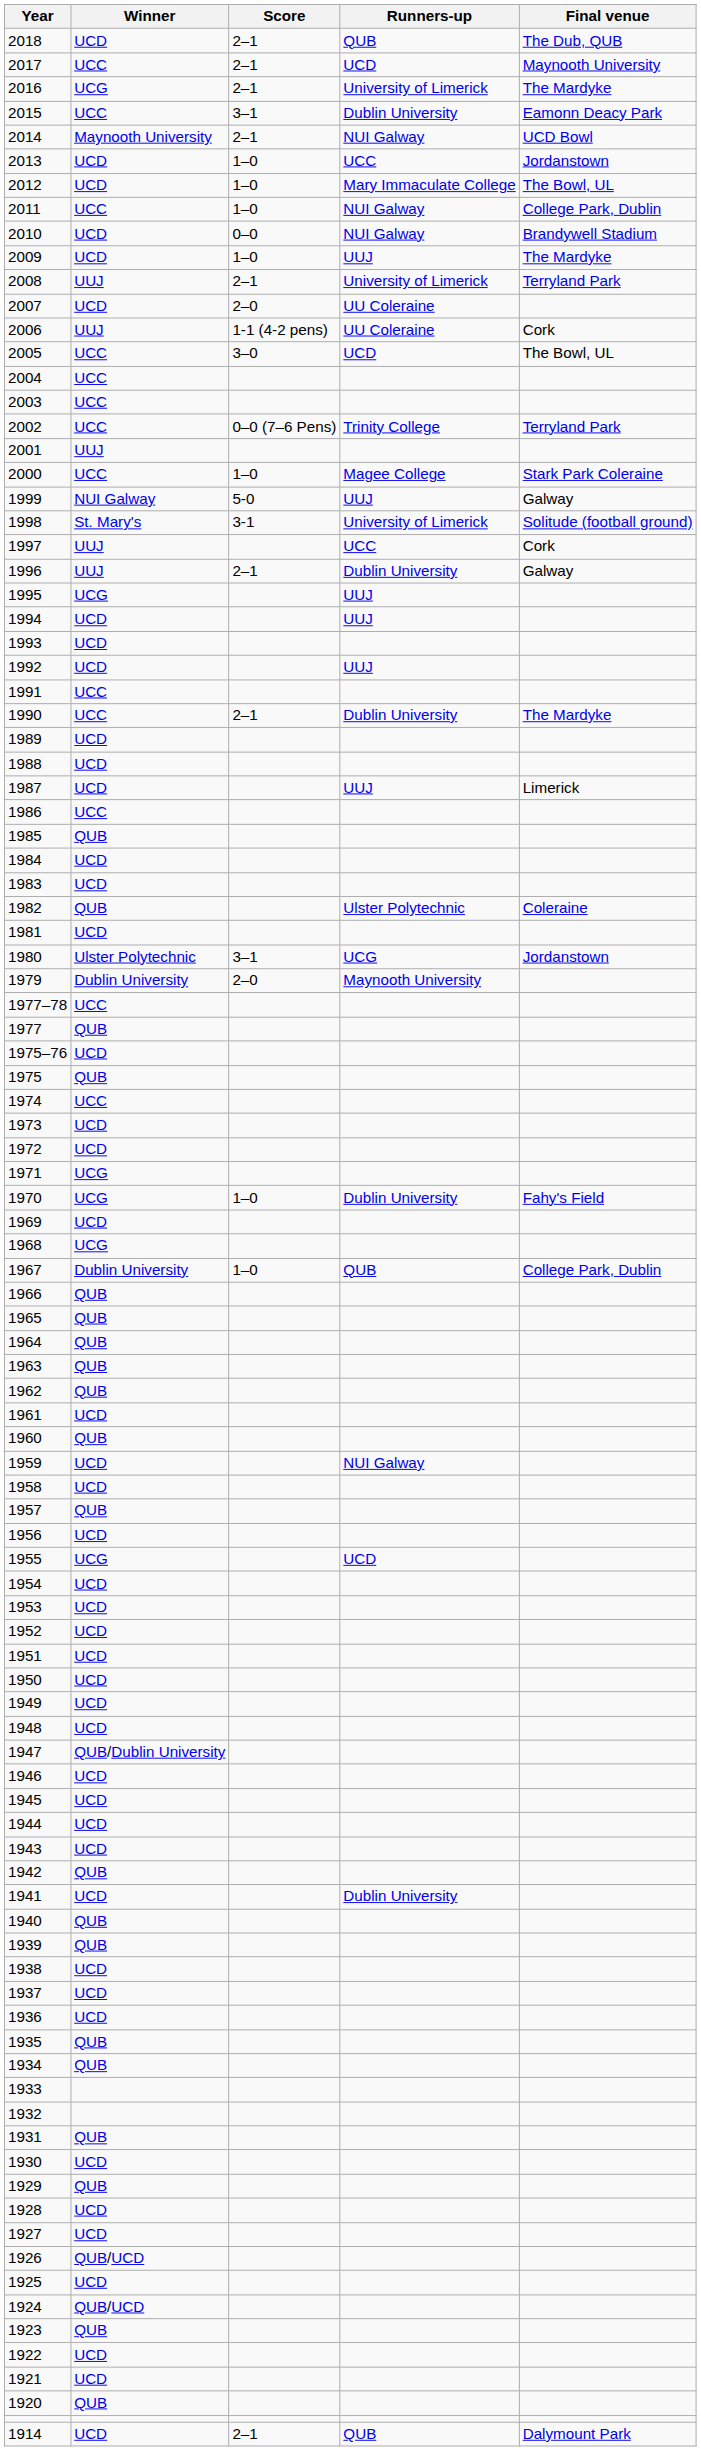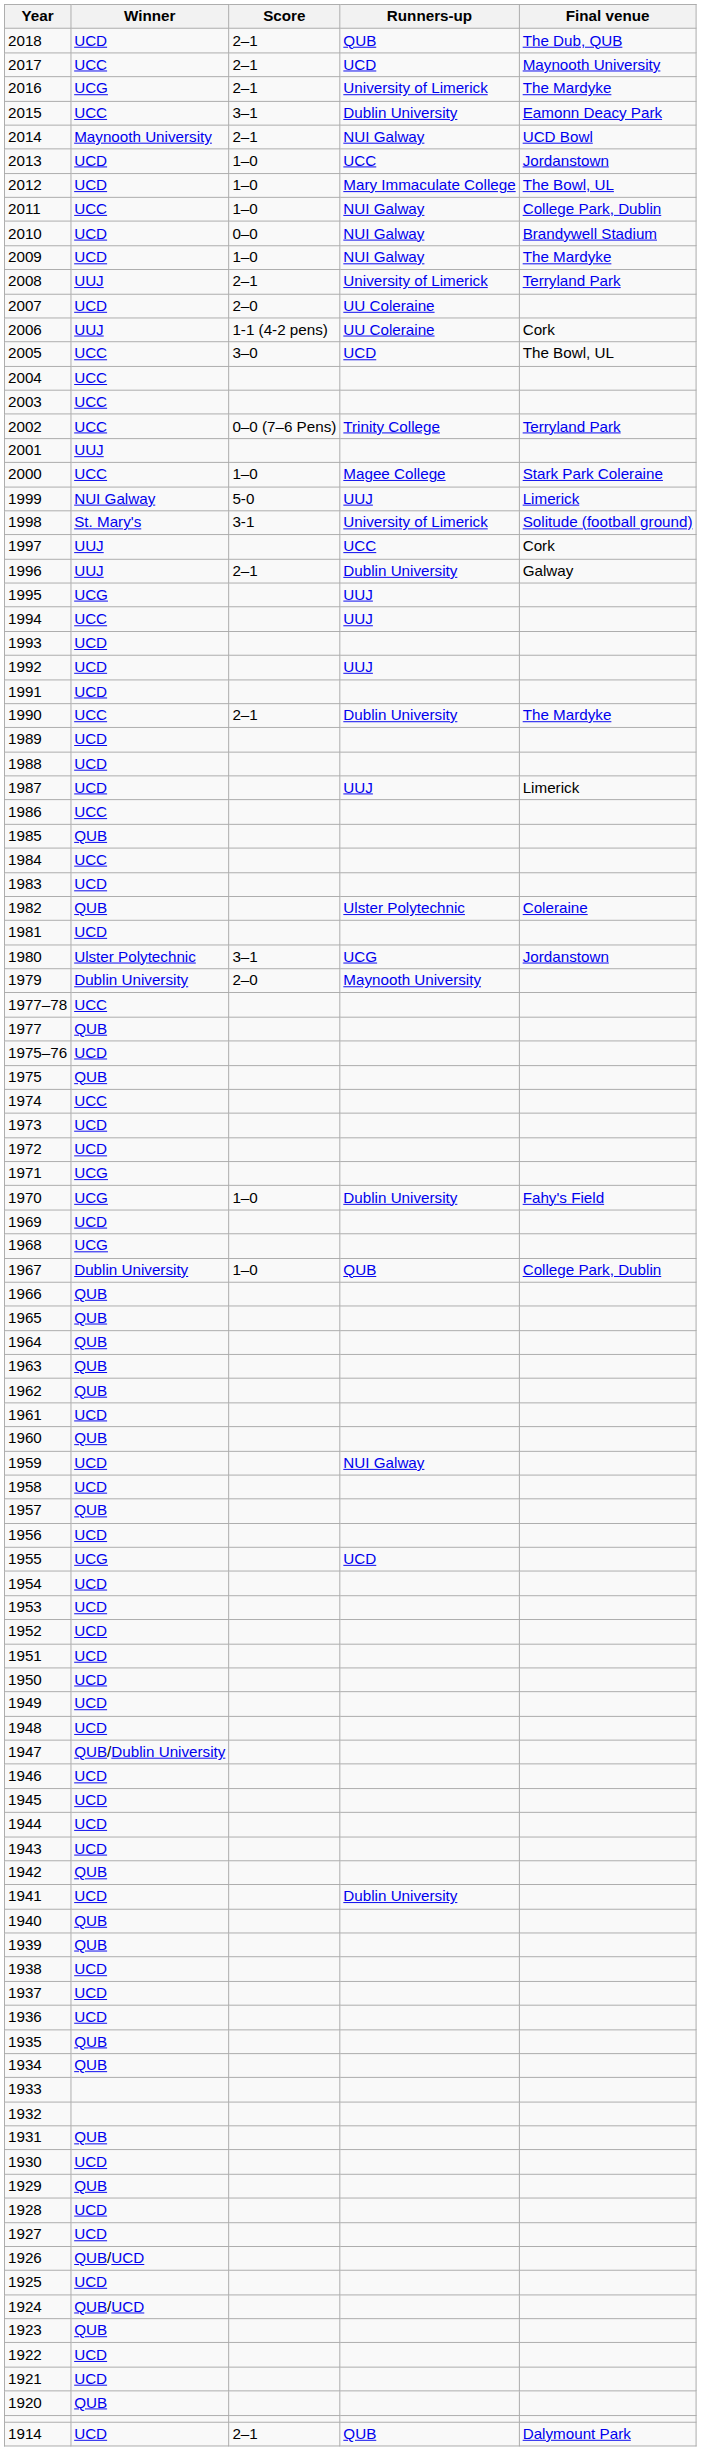(358, 257) UUJ -> (384, 257) NUI Galway
(548, 498) Galway -> (551, 498) Limerick
(91, 619) UCD -> (91, 619) UCC
(91, 691) UCC -> (91, 691) UCD
(91, 860) UCD -> (91, 860) UCC
